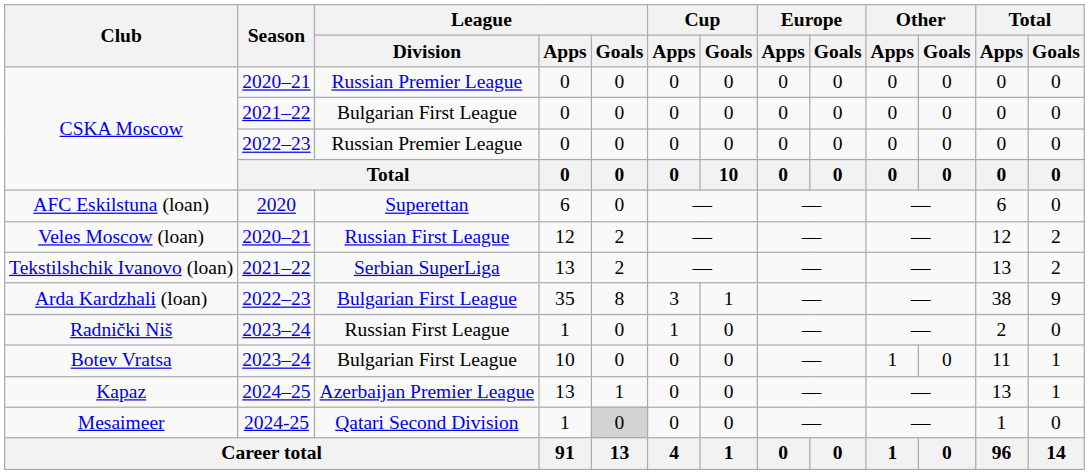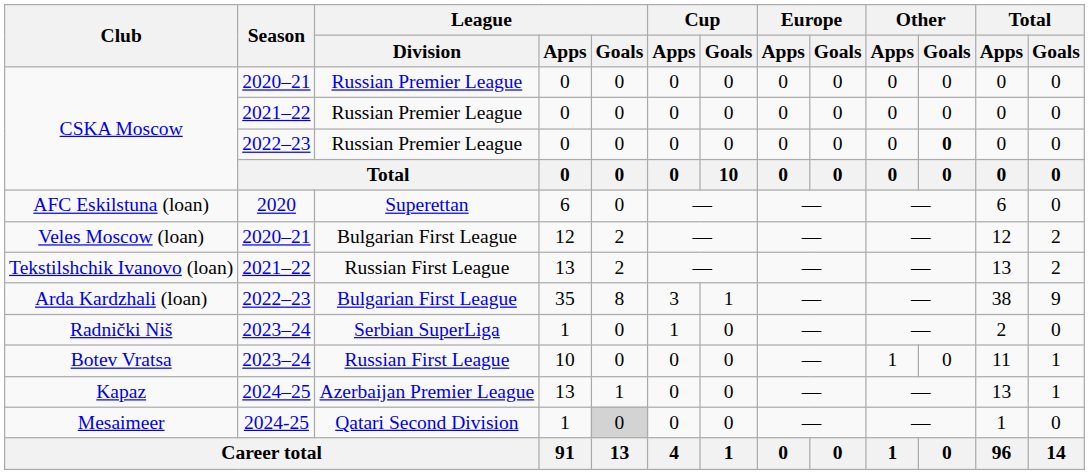(427, 112) Bulgarian First League -> (427, 112) Russian Premier League
(947, 143) normal -> (947, 143) bold
(427, 236) Russian First League -> (427, 236) Bulgarian First League
(427, 267) Serbian SuperLiga -> (427, 267) Russian First League
(427, 329) Russian First League -> (427, 329) Serbian SuperLiga
(427, 360) Bulgarian First League -> (427, 360) Russian First League
